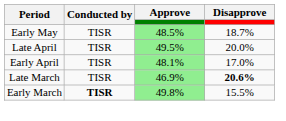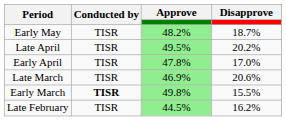(170, 32) 48.5% -> (176, 32) 48.2%
(240, 47) 20.0% -> (246, 47) 20.2%
(170, 62) 48.1% -> (176, 62) 47.8%
(240, 78) bold -> (246, 78) normal
+ row: (38, 108)
